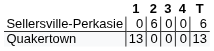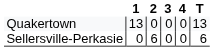rows swapped: (65, 23) <-> (41, 39)
